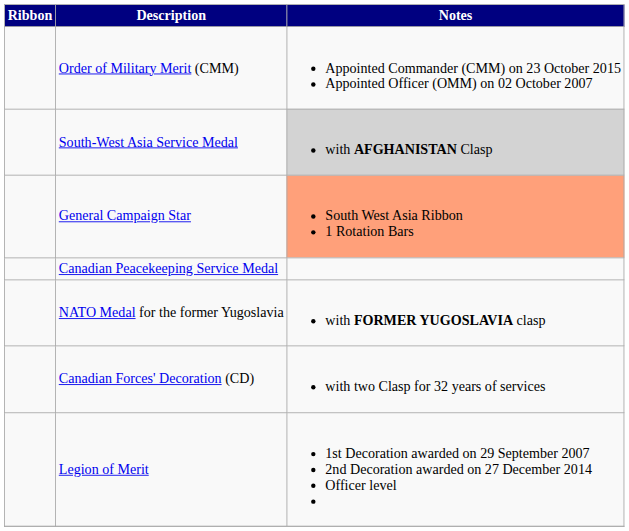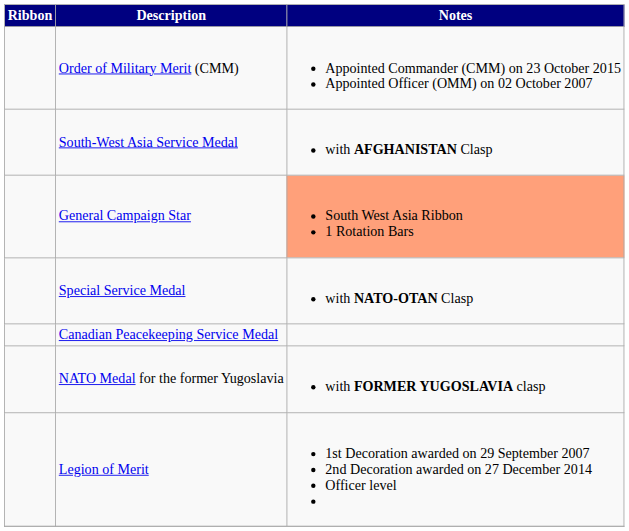(456, 150) lightgrey background -> (456, 150) no background
+ row: (122, 290)
- row: (156, 379)
